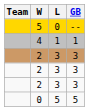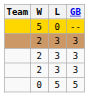- row: (39, 41)
